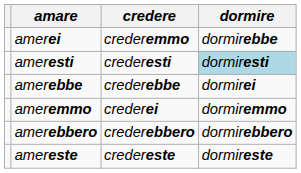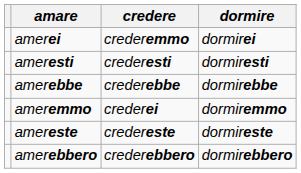(240, 39) dormirebbe -> (229, 39) dormirei
(235, 62) lightblue background -> (235, 62) no background
(229, 86) dormirei -> (240, 86) dormirebbe
rows swapped: (46, 156) <-> (56, 132)
